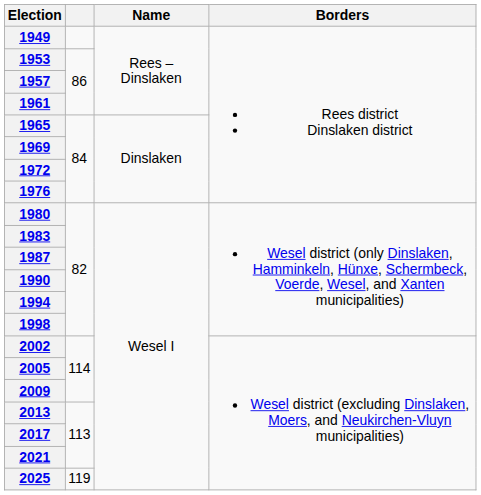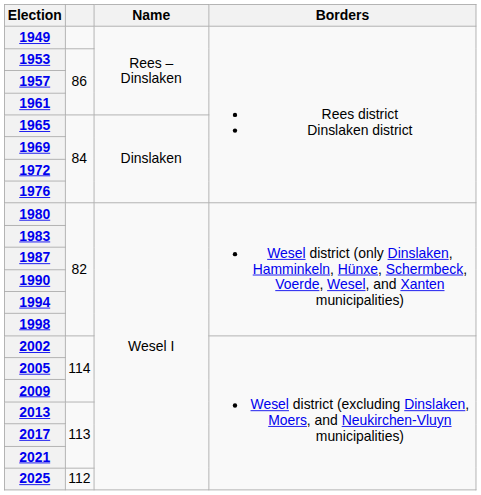(79, 479) 119 -> (79, 479) 112
